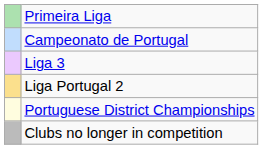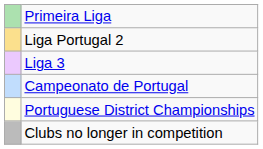rows swapped: (74, 86) <-> (106, 40)
